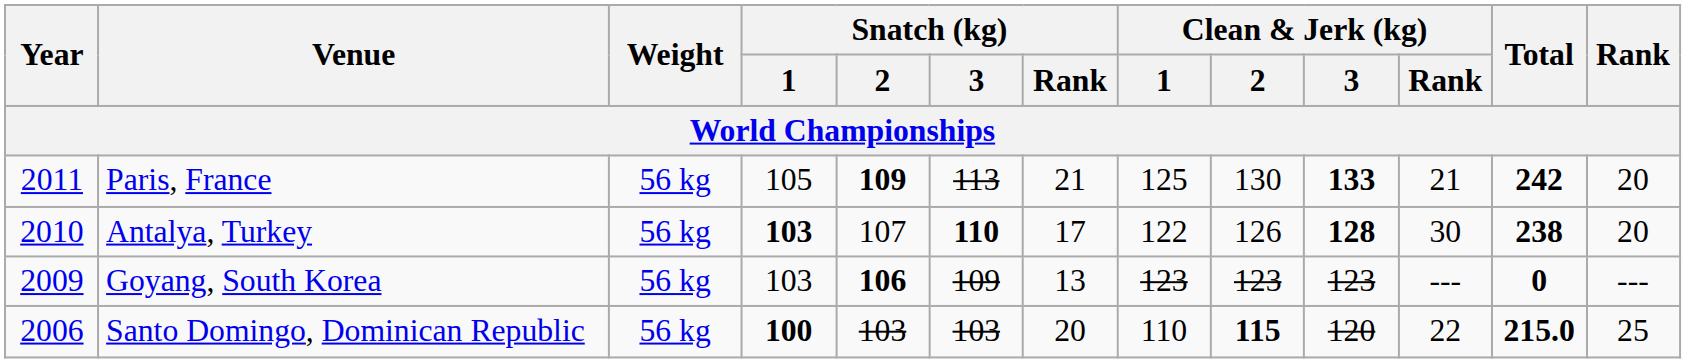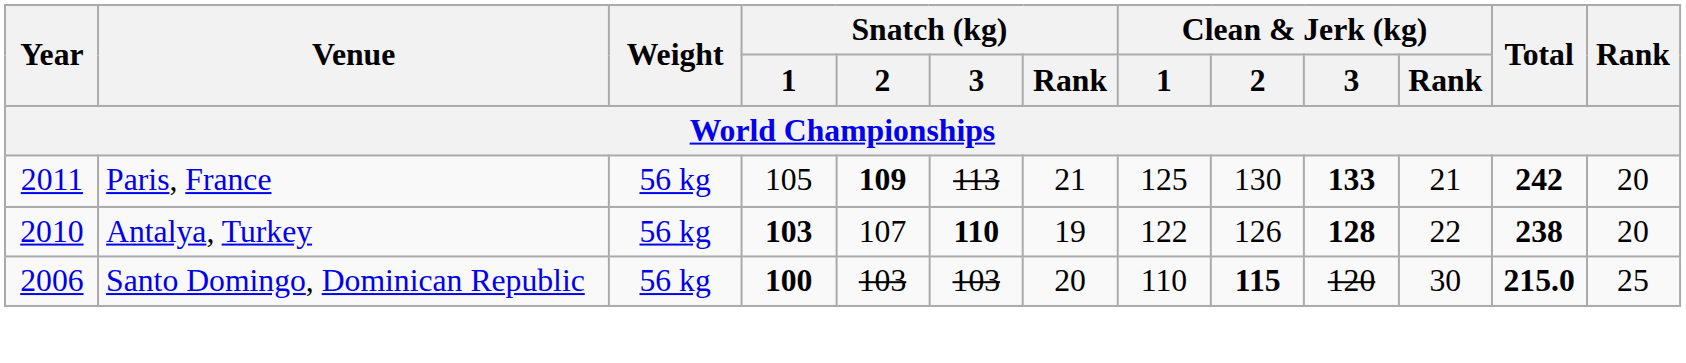(1070, 230) 17 -> (1070, 230) 19
(1445, 230) 30 -> (1445, 230) 22
- row: (244, 280)
(1445, 331) 22 -> (1445, 280) 30
